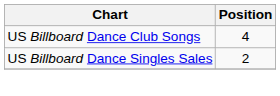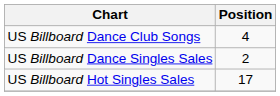+ row: (101, 79)
